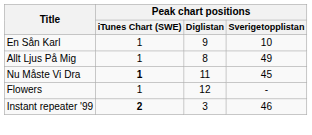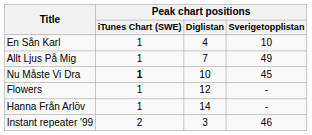(205, 42) 9 -> (205, 42) 4
(205, 58) 8 -> (205, 58) 7
(205, 74) 11 -> (205, 74) 10
+ row: (46, 106)
(140, 106) bold -> (140, 122) normal
